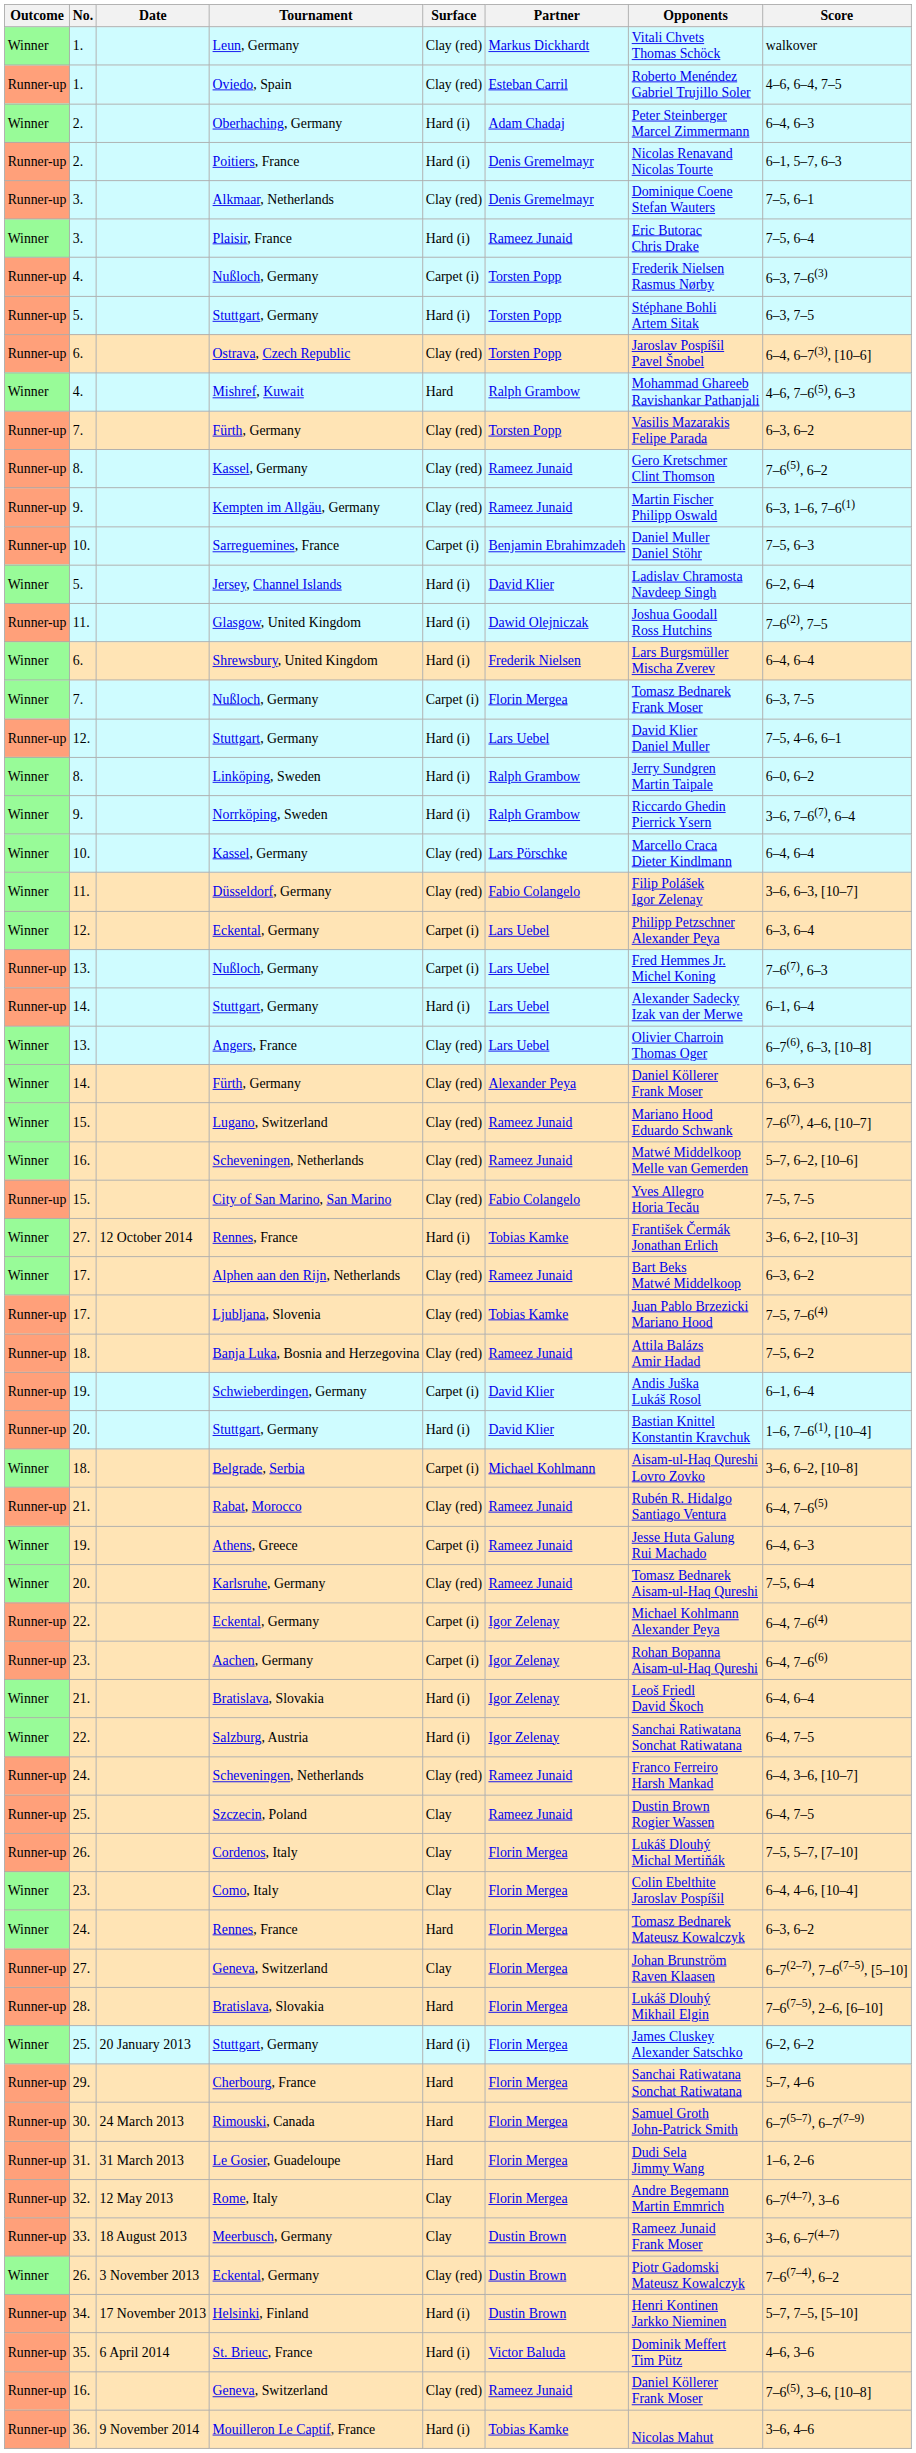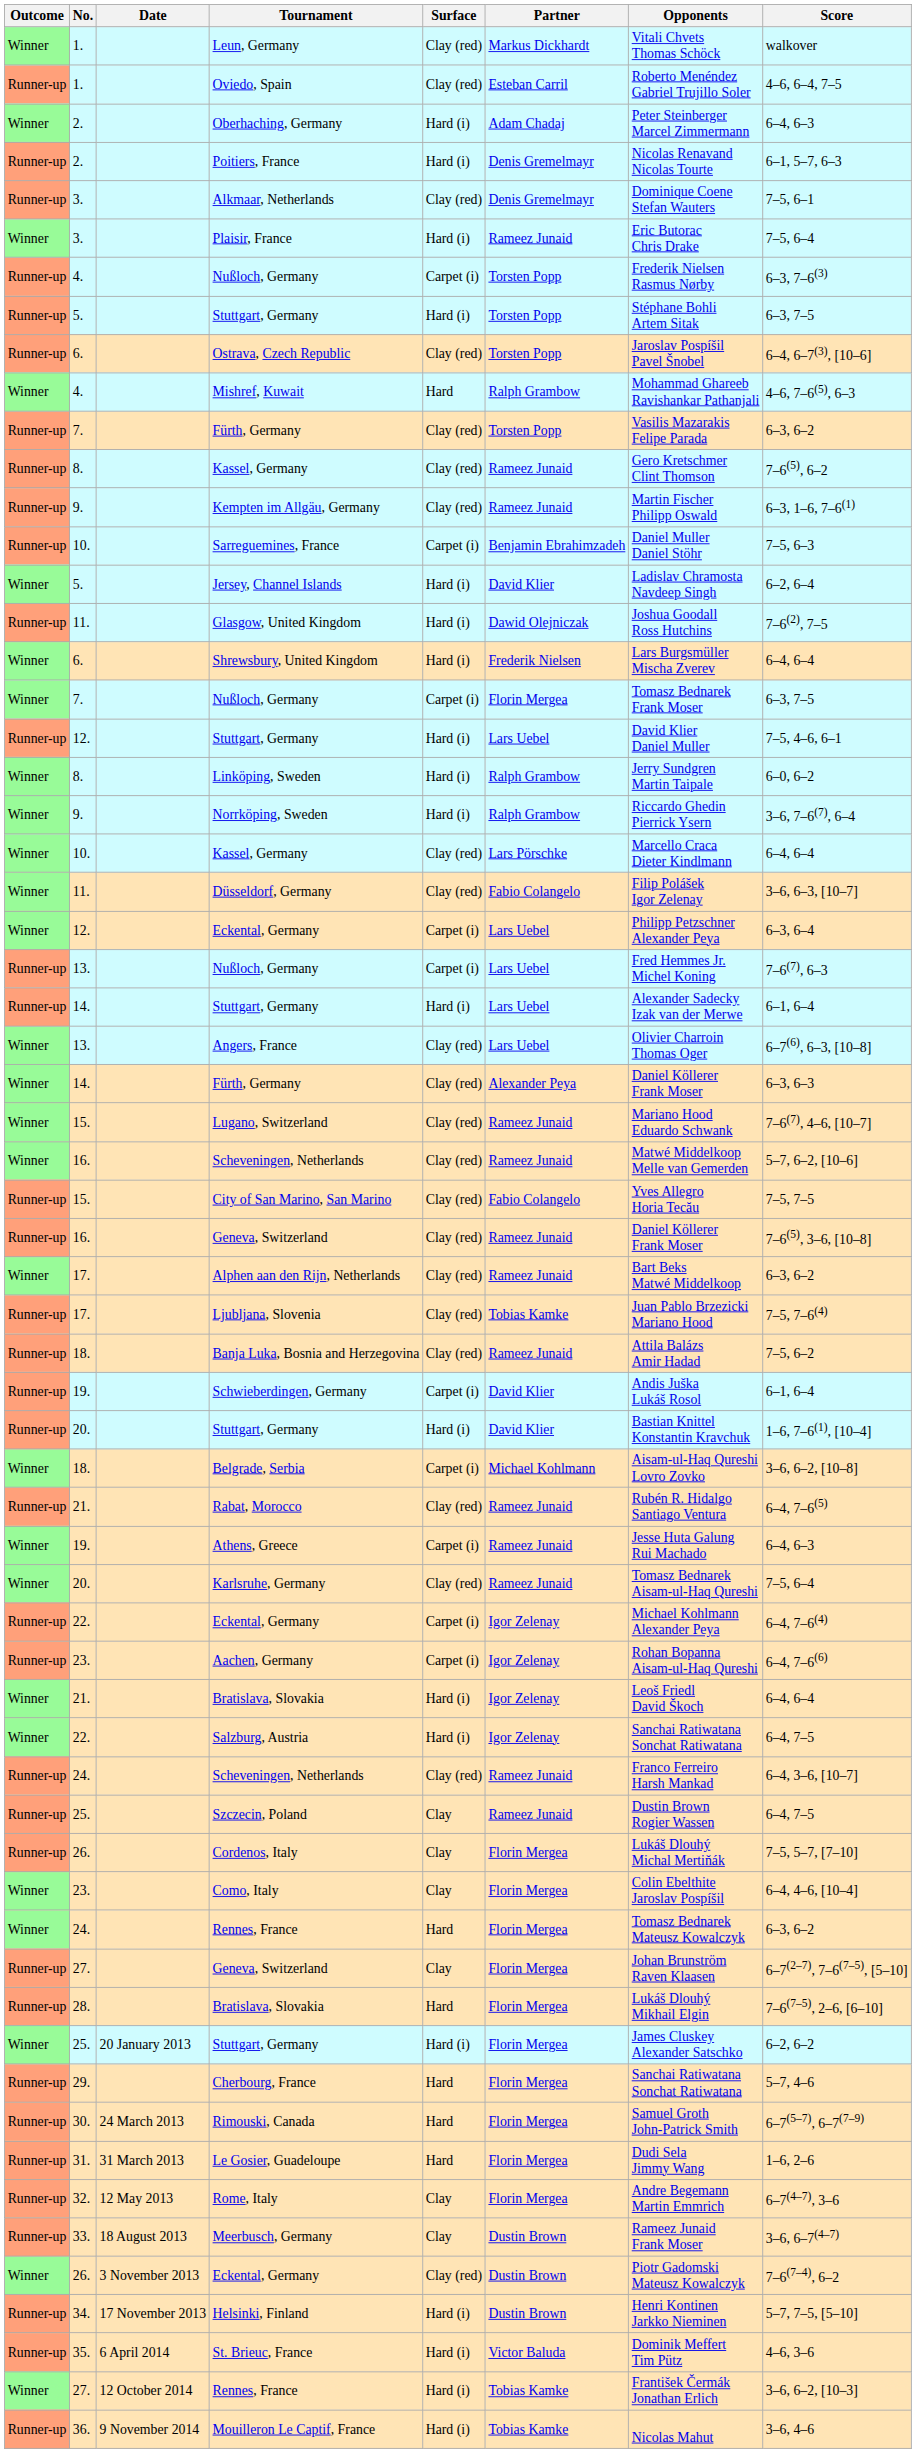rows swapped: (81, 2390) <-> (81, 1237)
